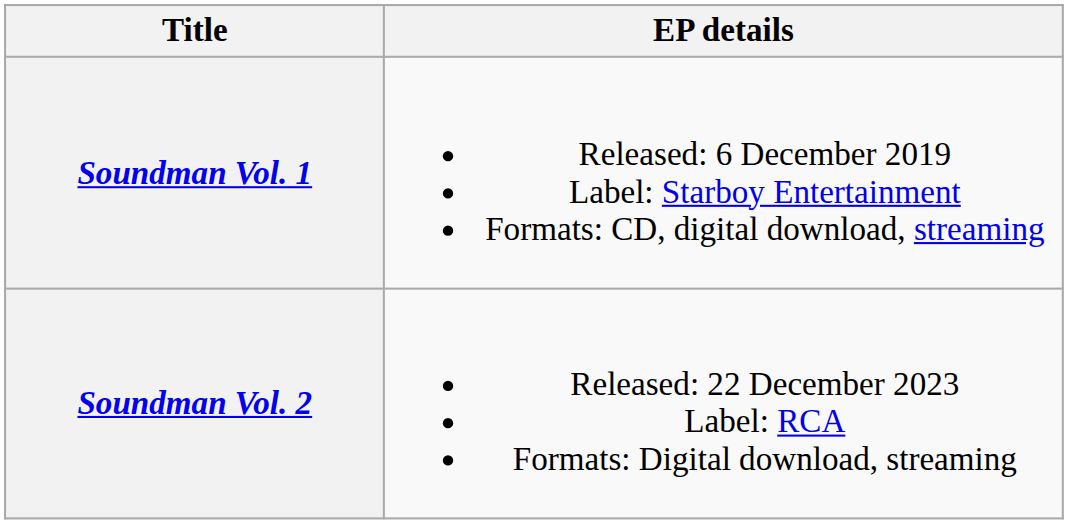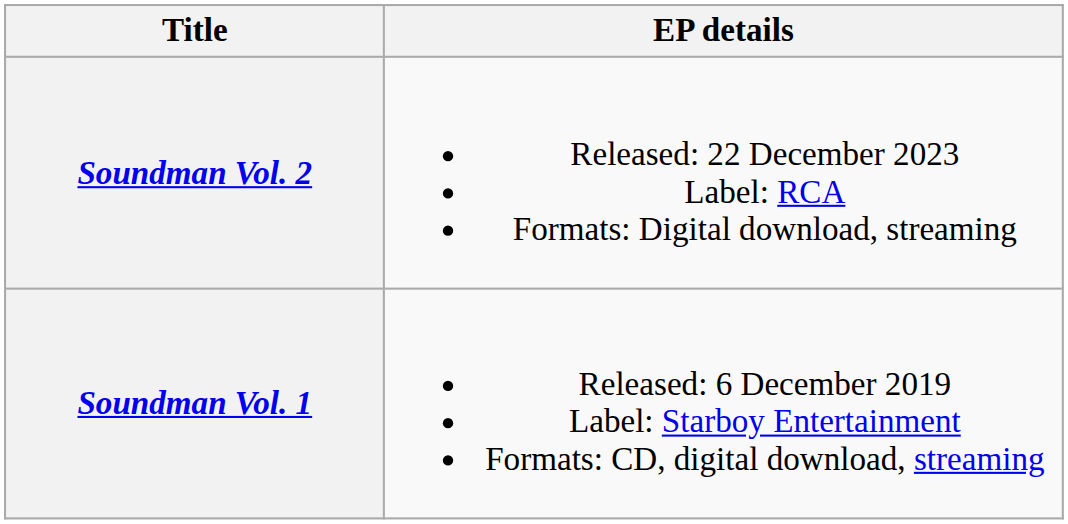rows swapped: (195, 172) <-> (195, 402)
